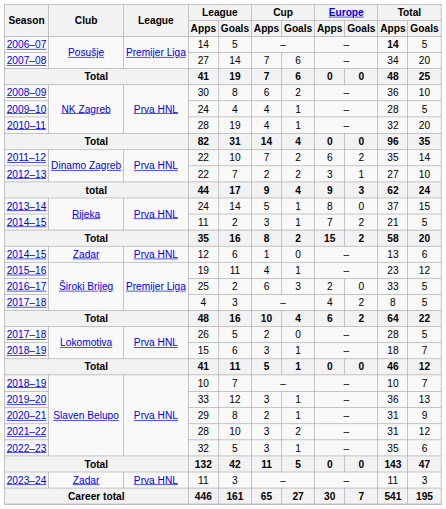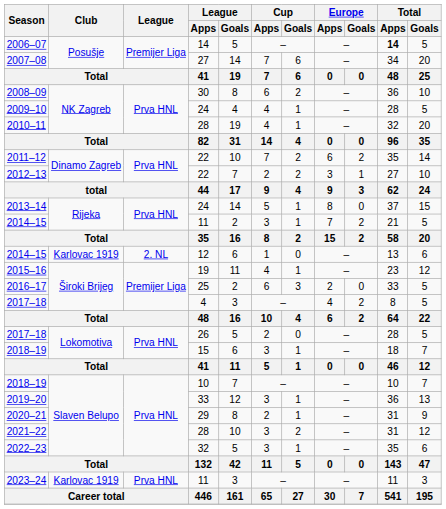(86, 254) Zadar -> (86, 254) Karlovac 1919
(156, 254) Prva HNL -> (156, 254) 2. NL
(86, 480) Zadar -> (86, 480) Karlovac 1919
